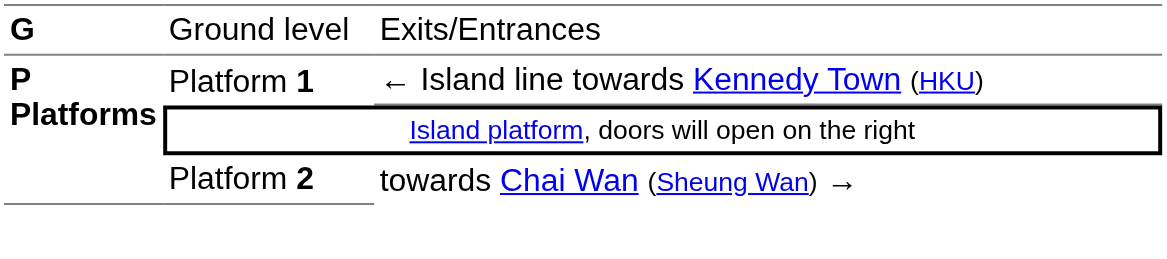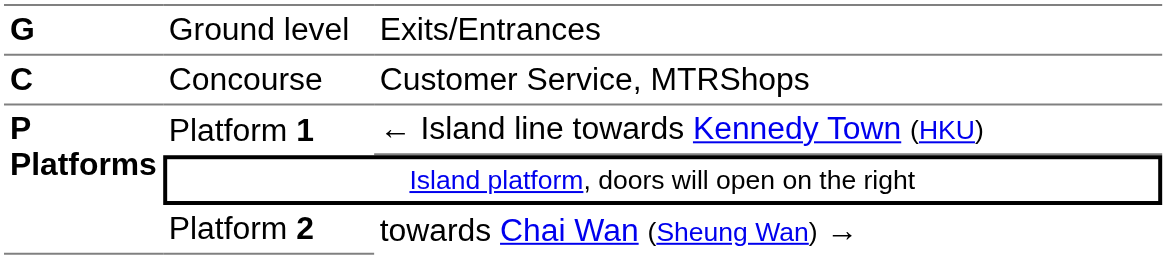+ row: (246, 79)
